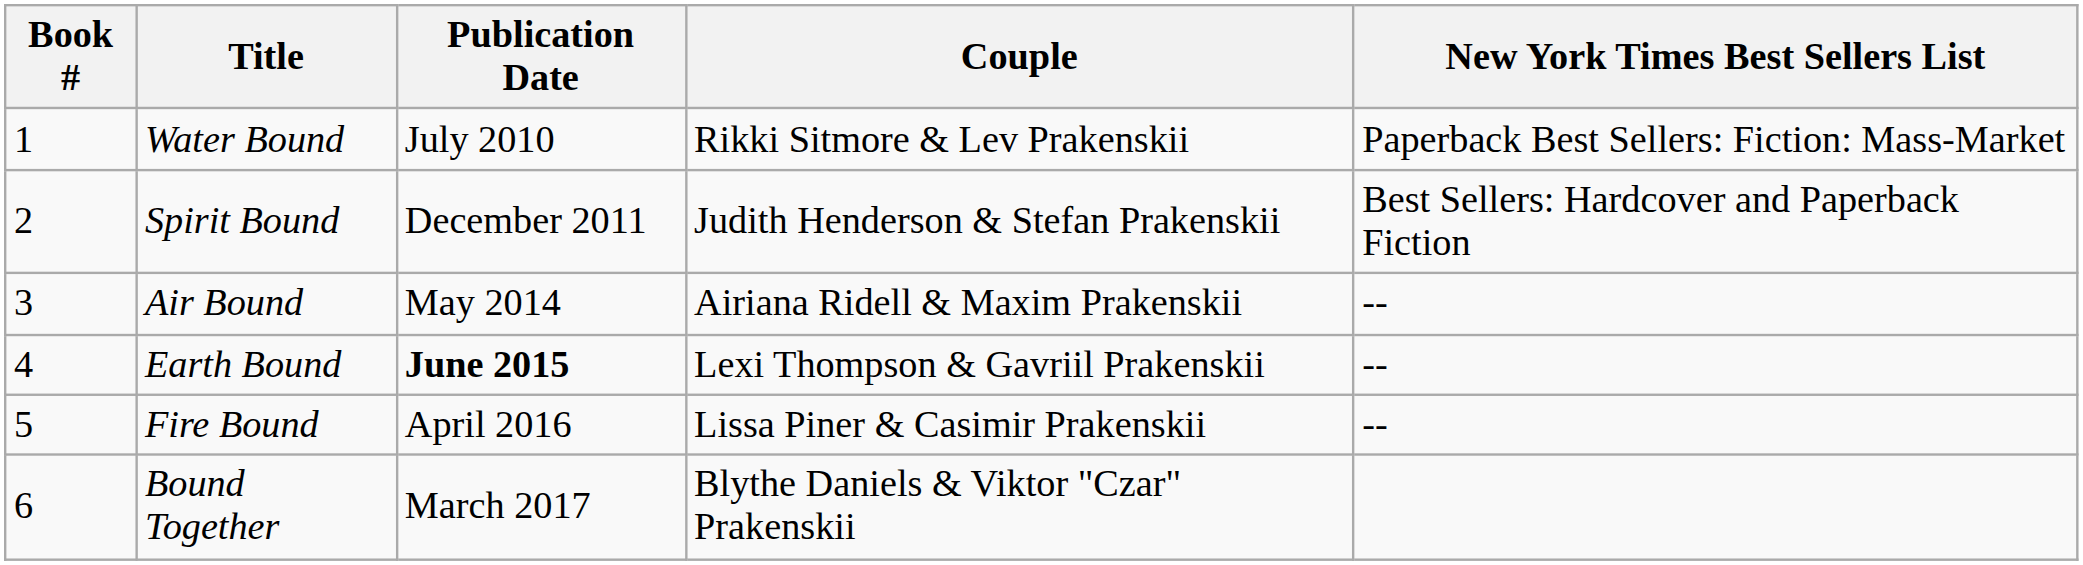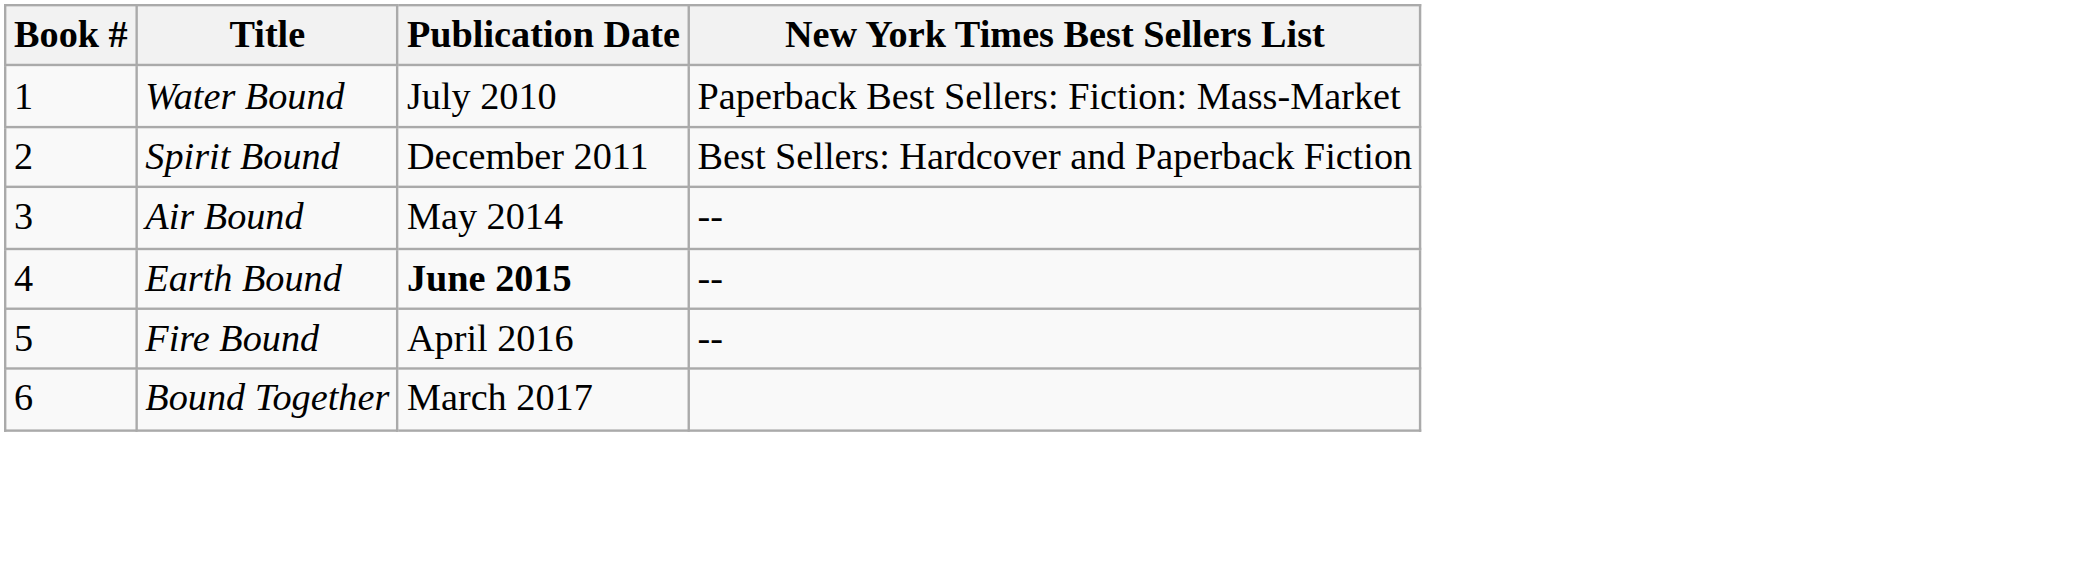- column: (1019, 56)
